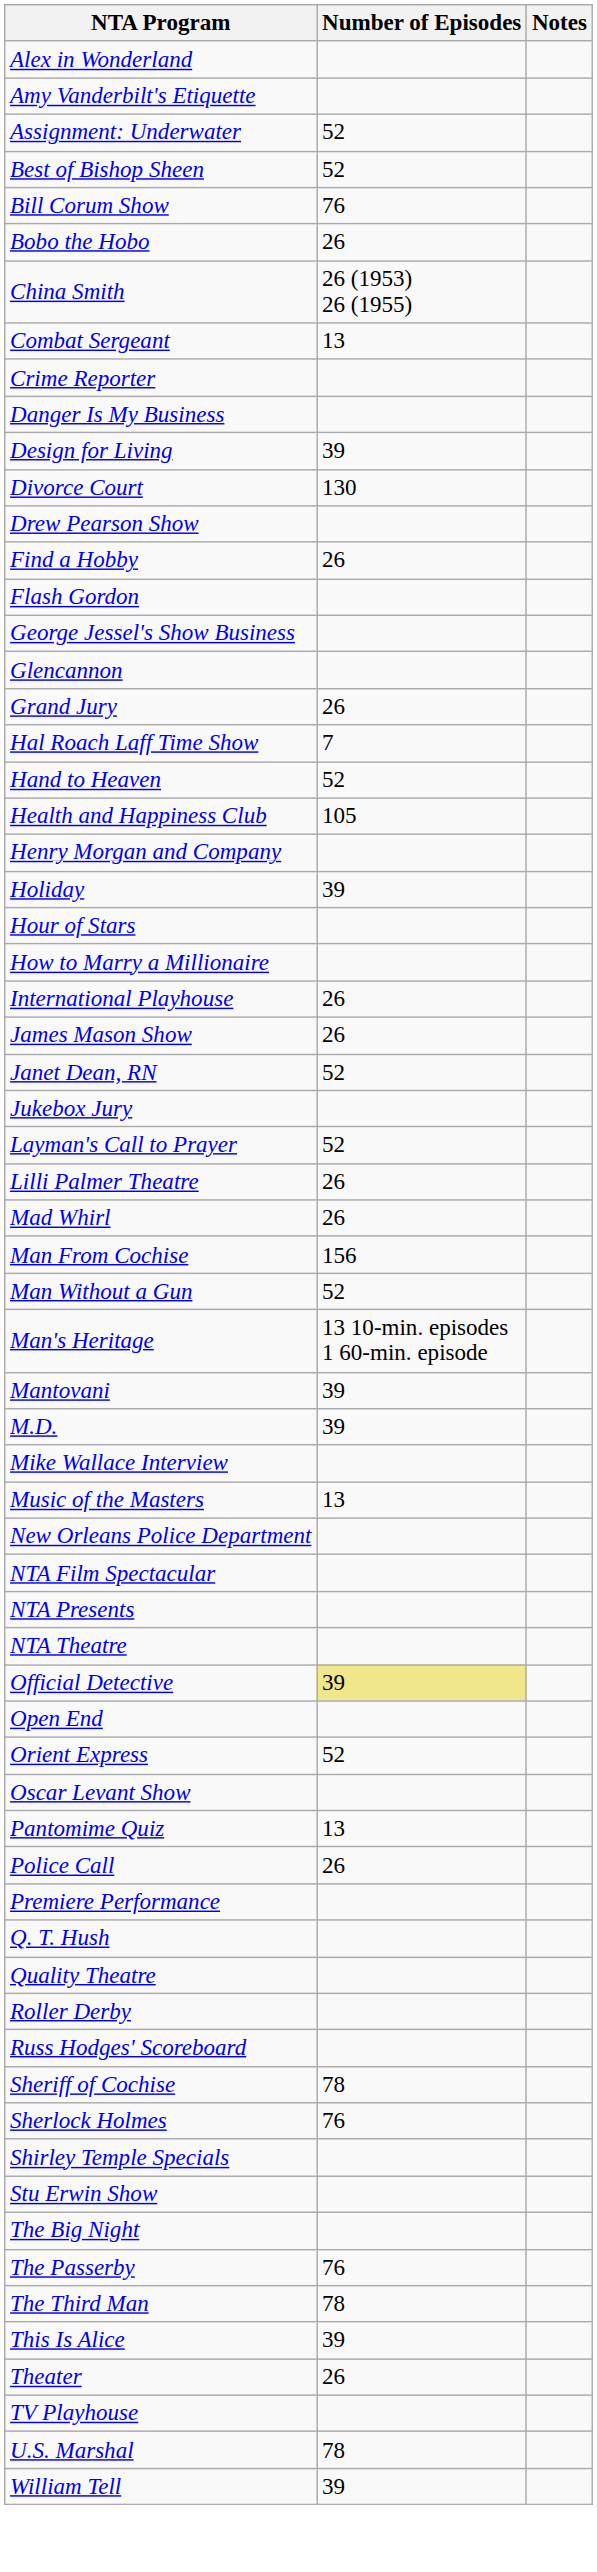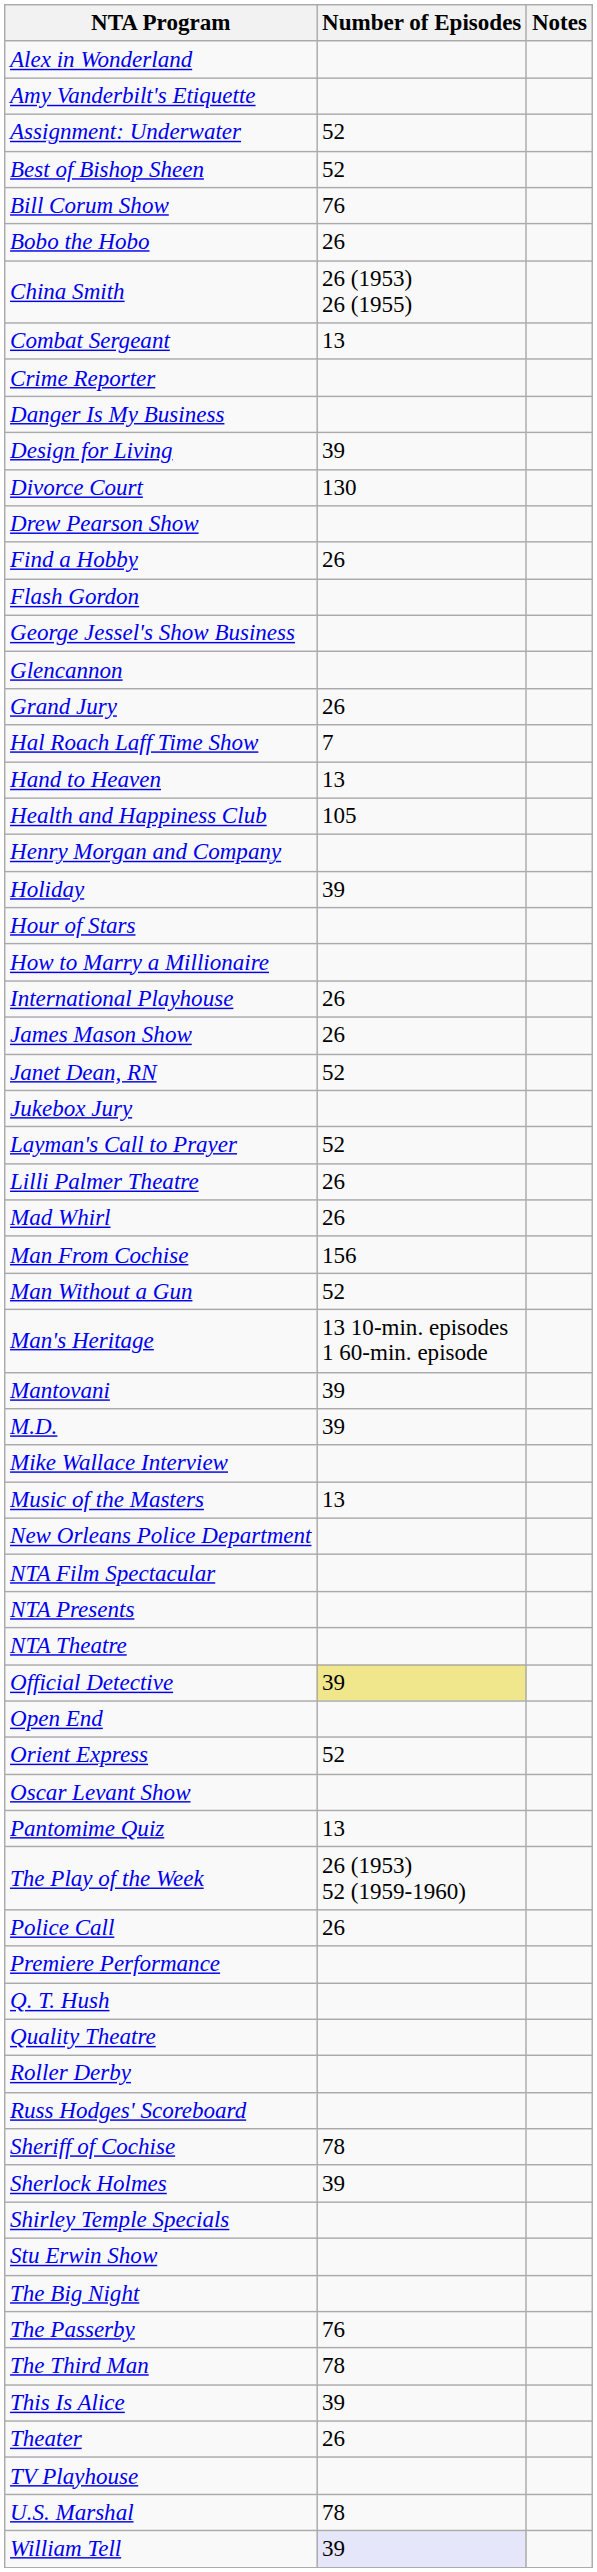(334, 779) 52 -> (334, 779) 13
+ row: (107, 1878)
(334, 2120) 76 -> (334, 2183) 39
(334, 2486) no background -> (334, 2548) lavender background
